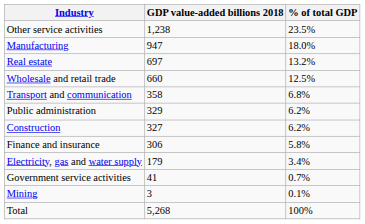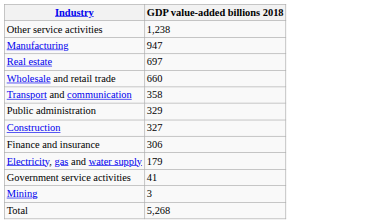- column: (323, 12)
